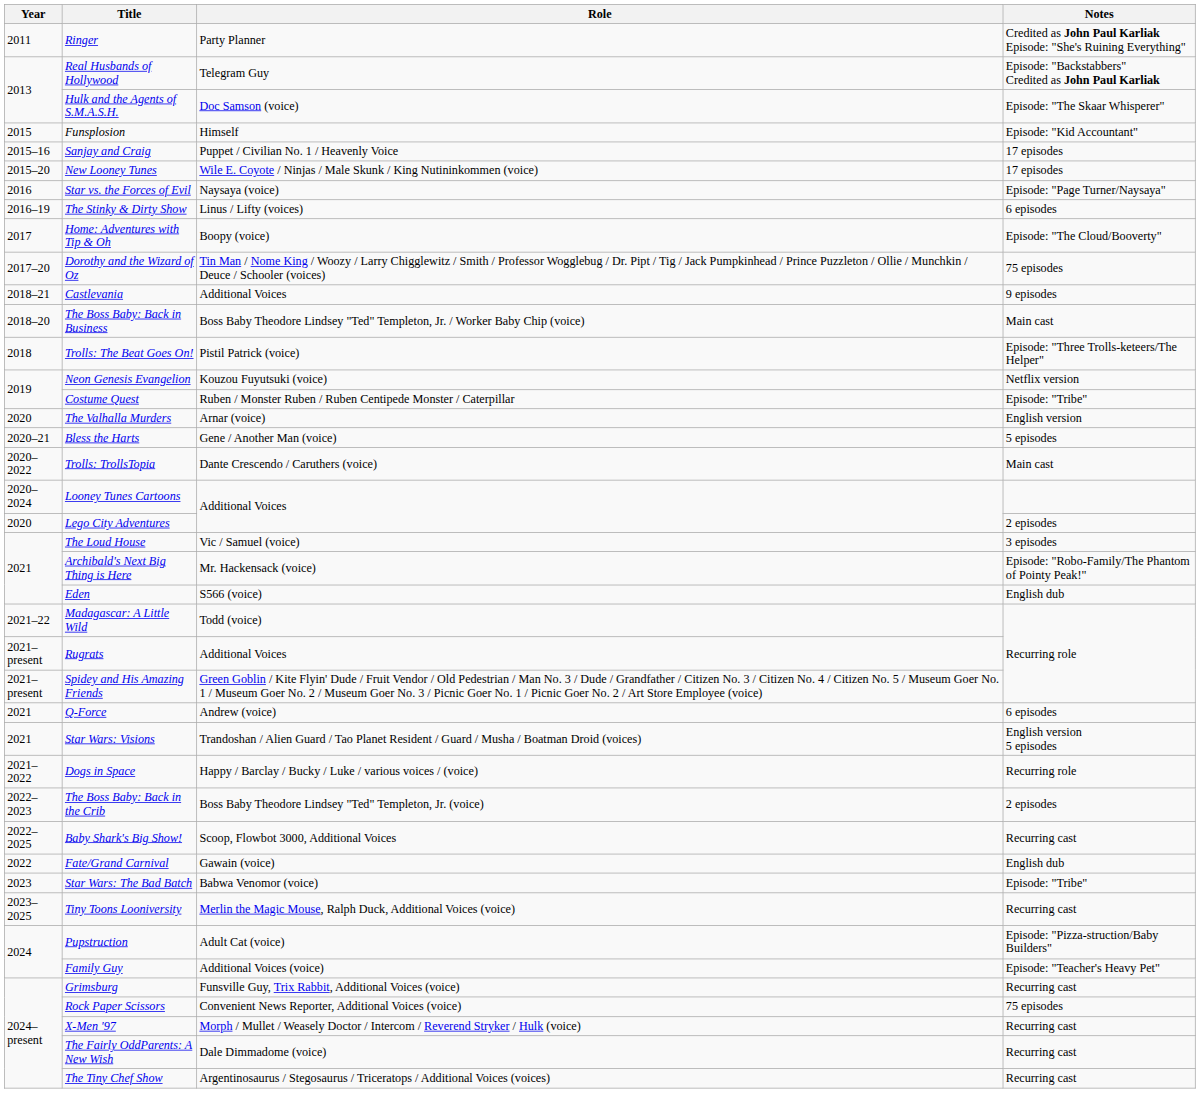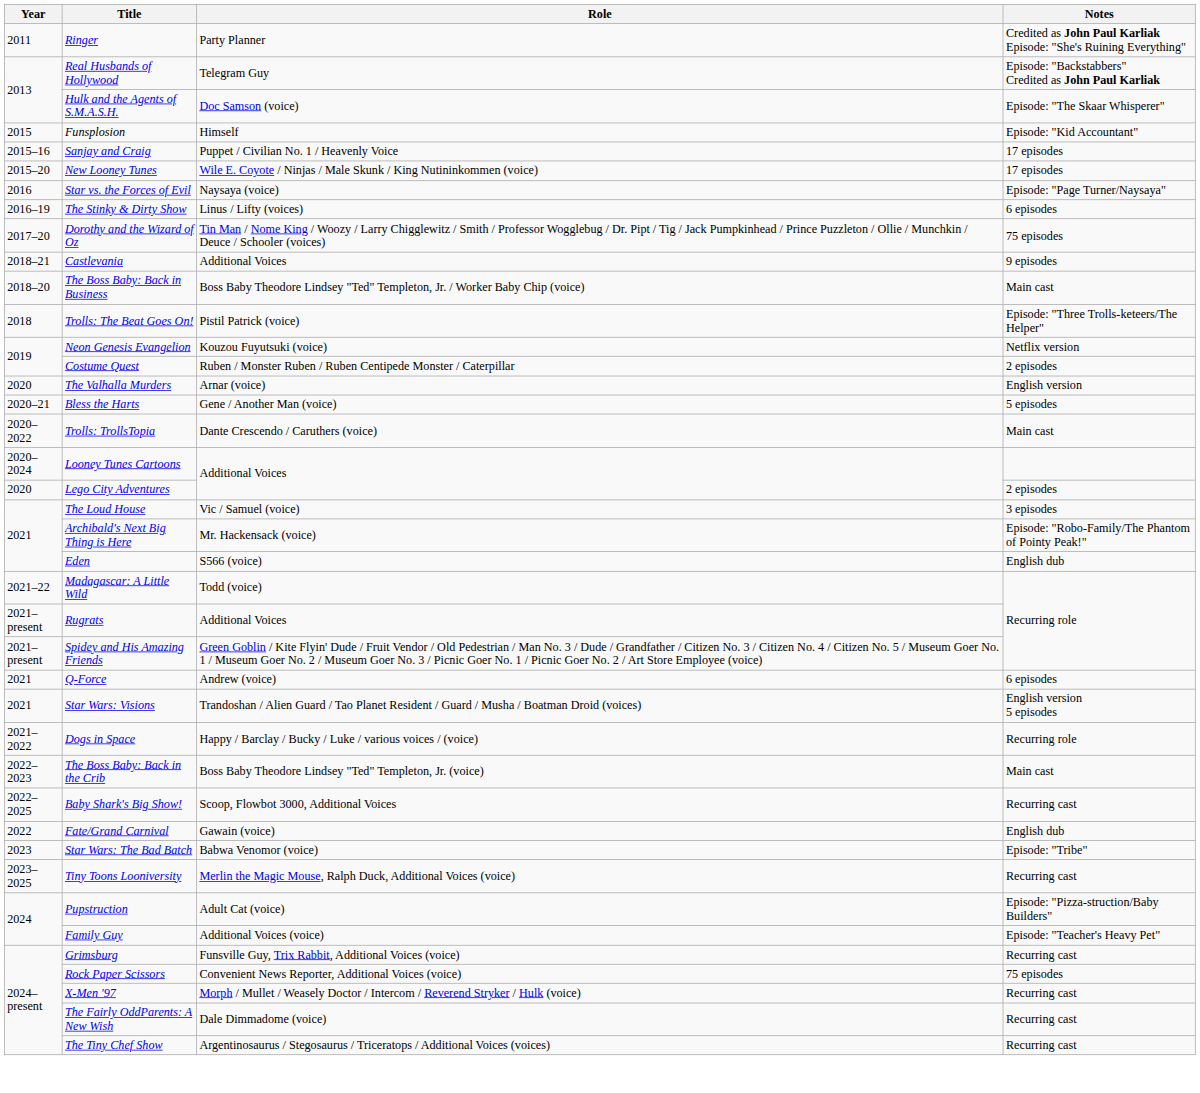- row: (122, 235)
(1047, 399) Episode: "Tribe" -> (1032, 366) 2 episodes
(1031, 804) 2 episodes -> (1030, 771) Main cast
